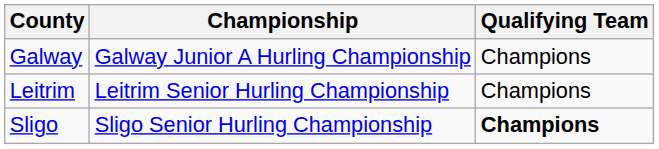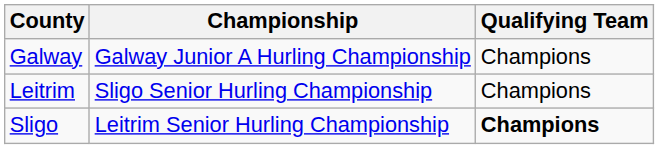(272, 90) Leitrim Senior Hurling Championship -> (263, 90) Sligo Senior Hurling Championship
(263, 125) Sligo Senior Hurling Championship -> (272, 125) Leitrim Senior Hurling Championship
